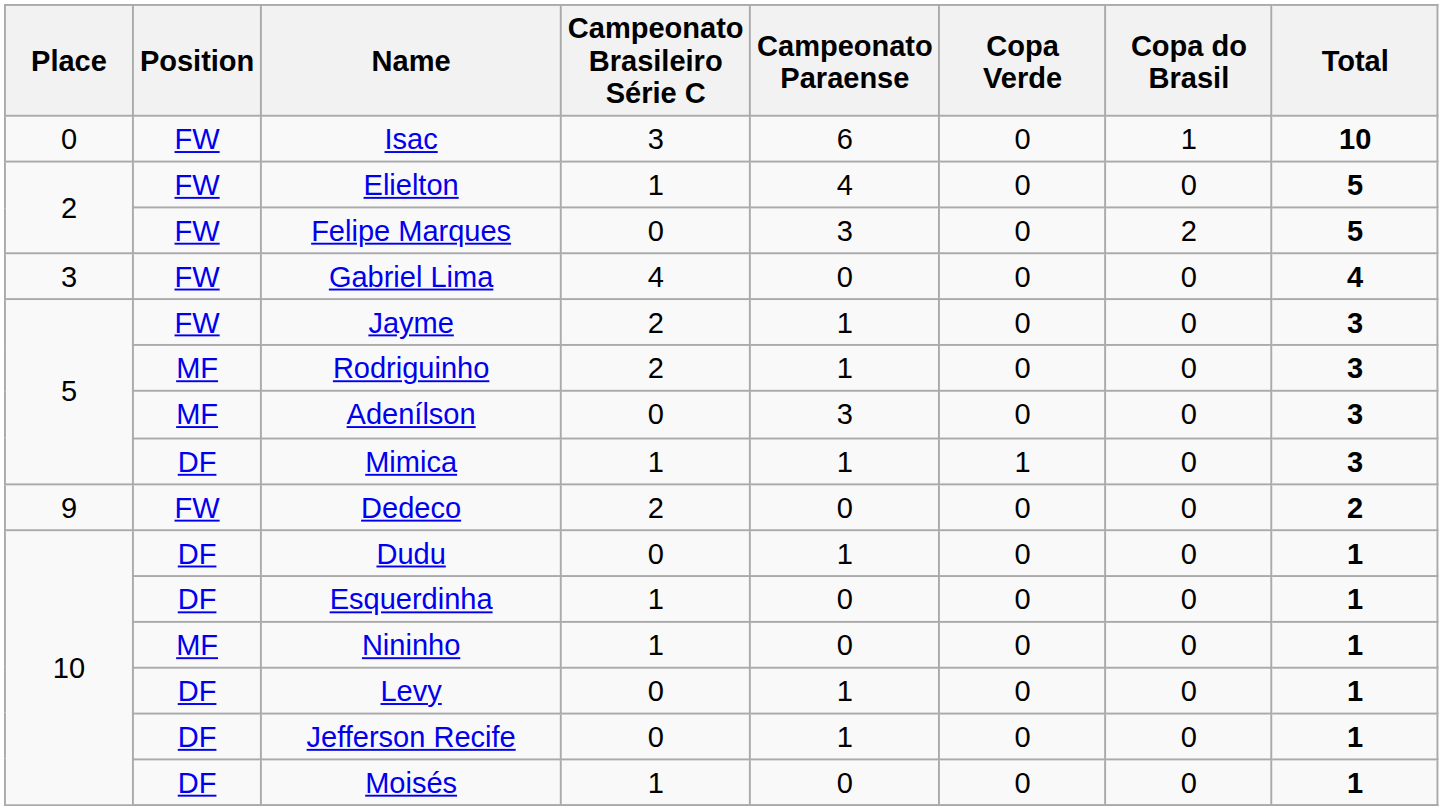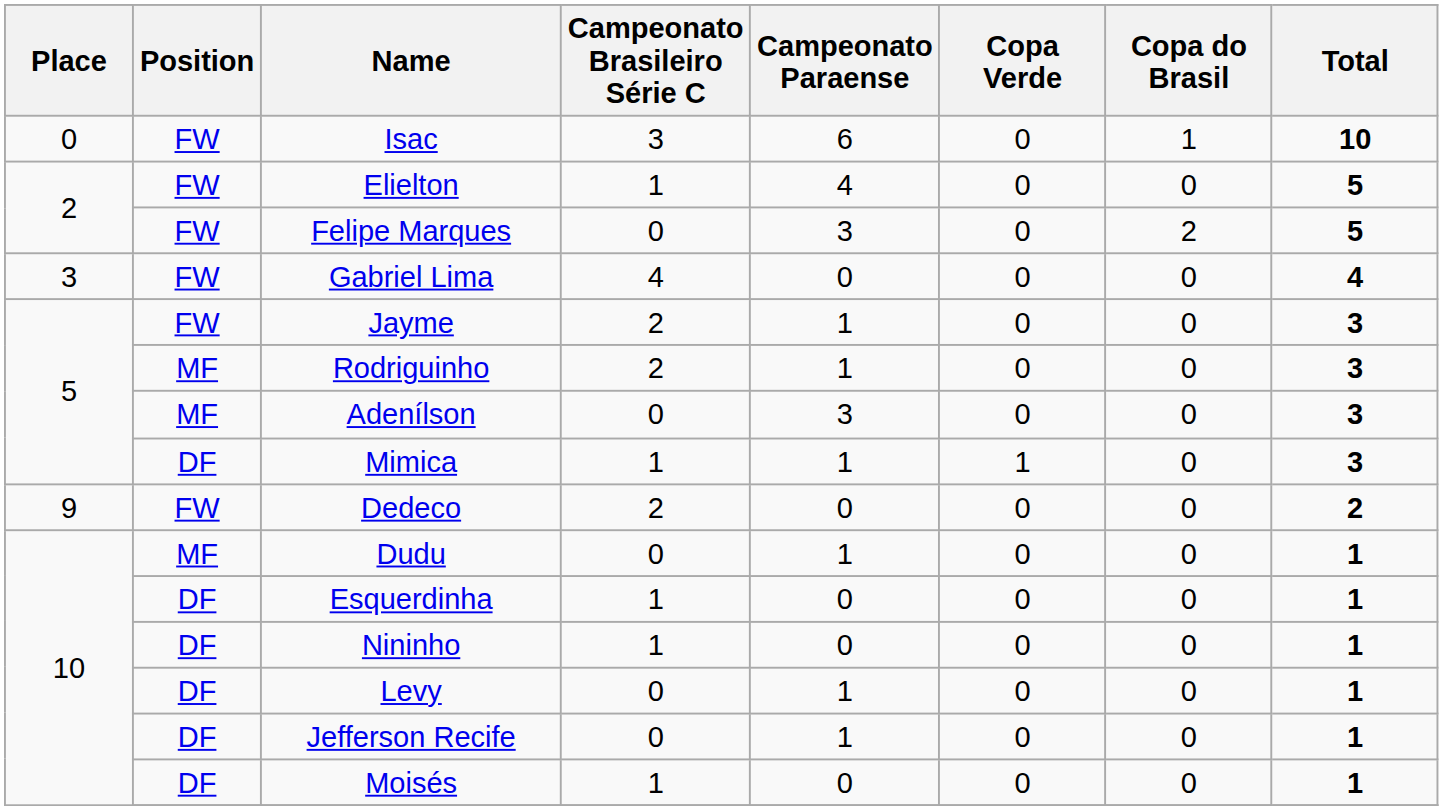(197, 553) DF -> (197, 553) MF
(197, 645) MF -> (197, 645) DF
